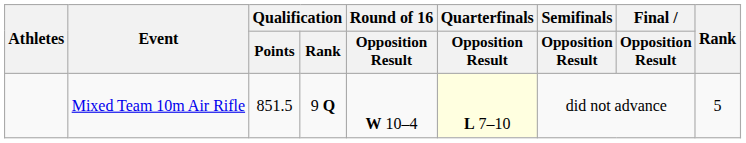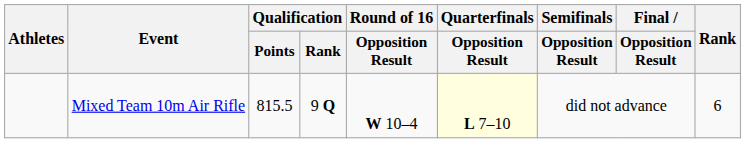(274, 106) 851.5 -> (274, 106) 815.5
(718, 106) 5 -> (718, 106) 6
